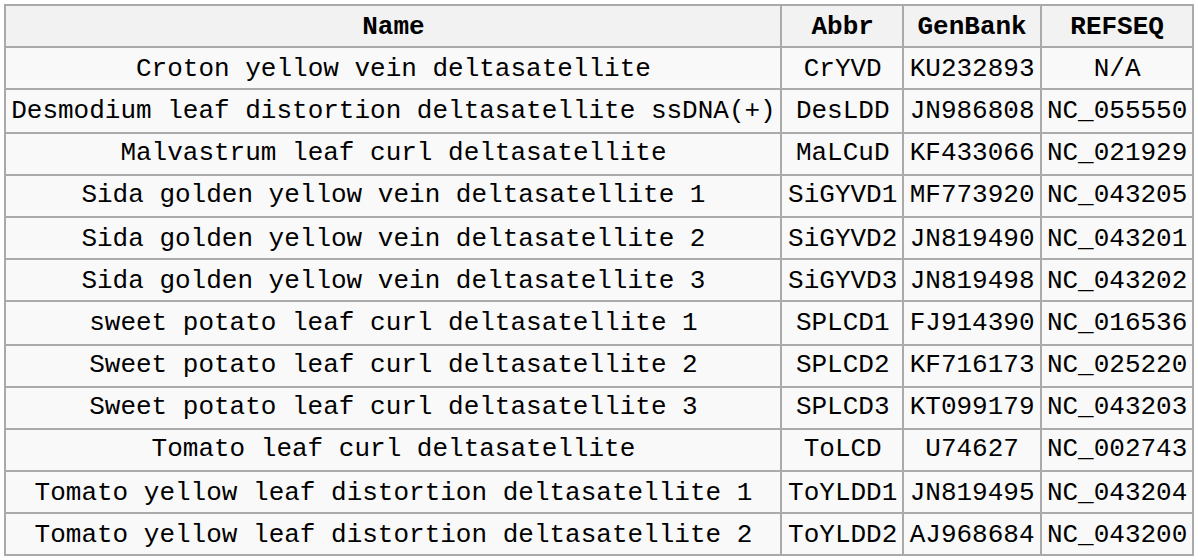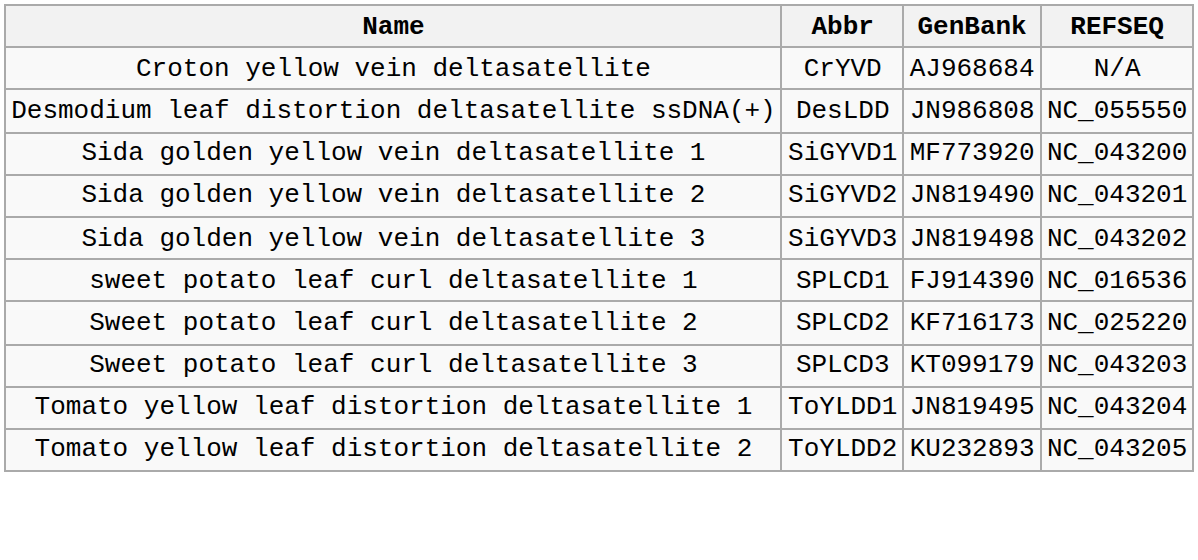(972, 69) KU232893 -> (972, 69) AJ968684
- row: (393, 153)
(1117, 196) NC_043205 -> (1117, 153) NC_043200
- row: (393, 450)
(972, 535) AJ968684 -> (972, 450) KU232893
(1117, 535) NC_043200 -> (1117, 450) NC_043205
